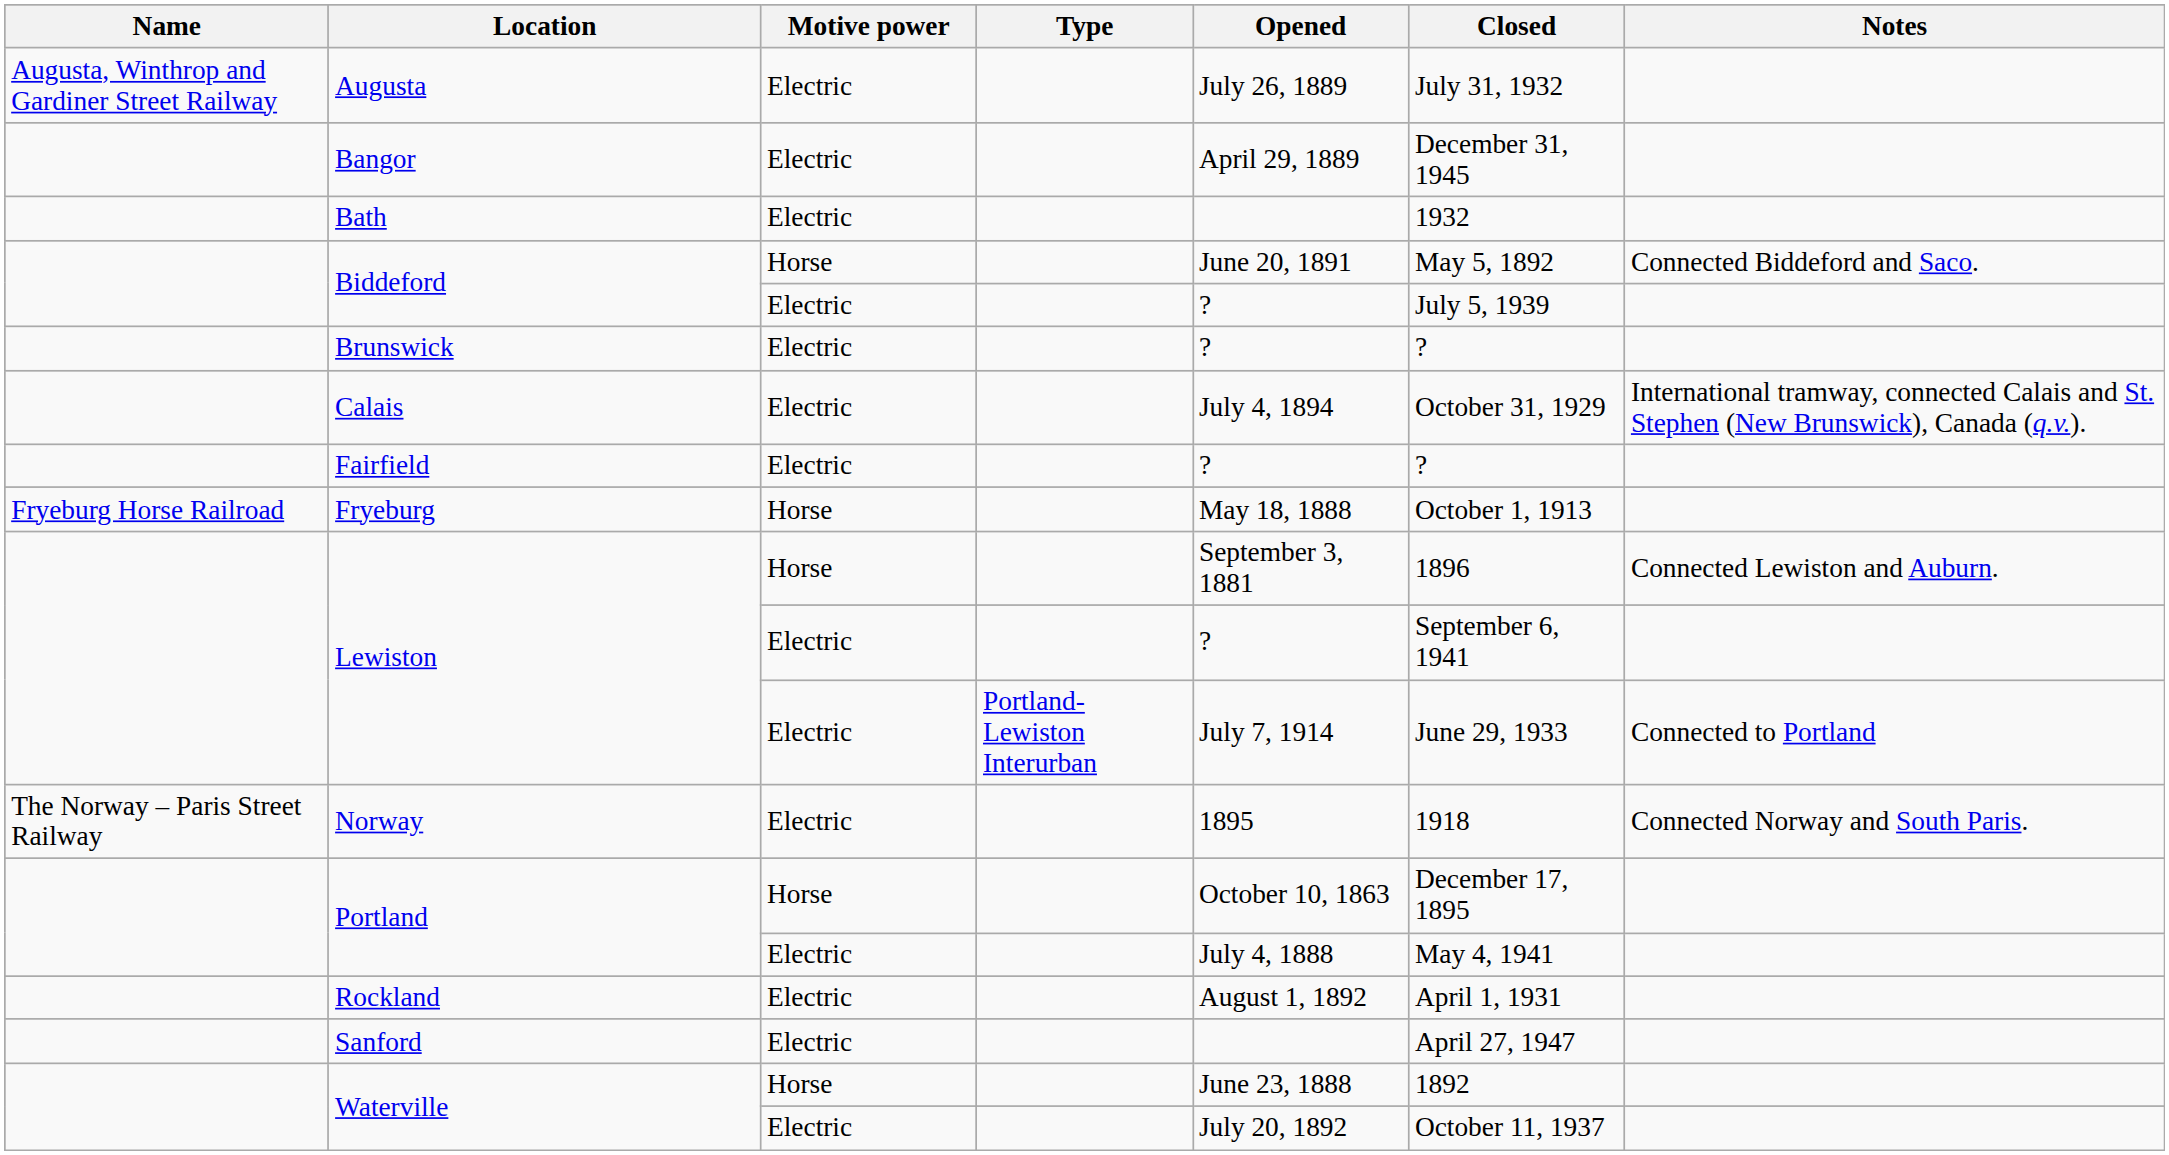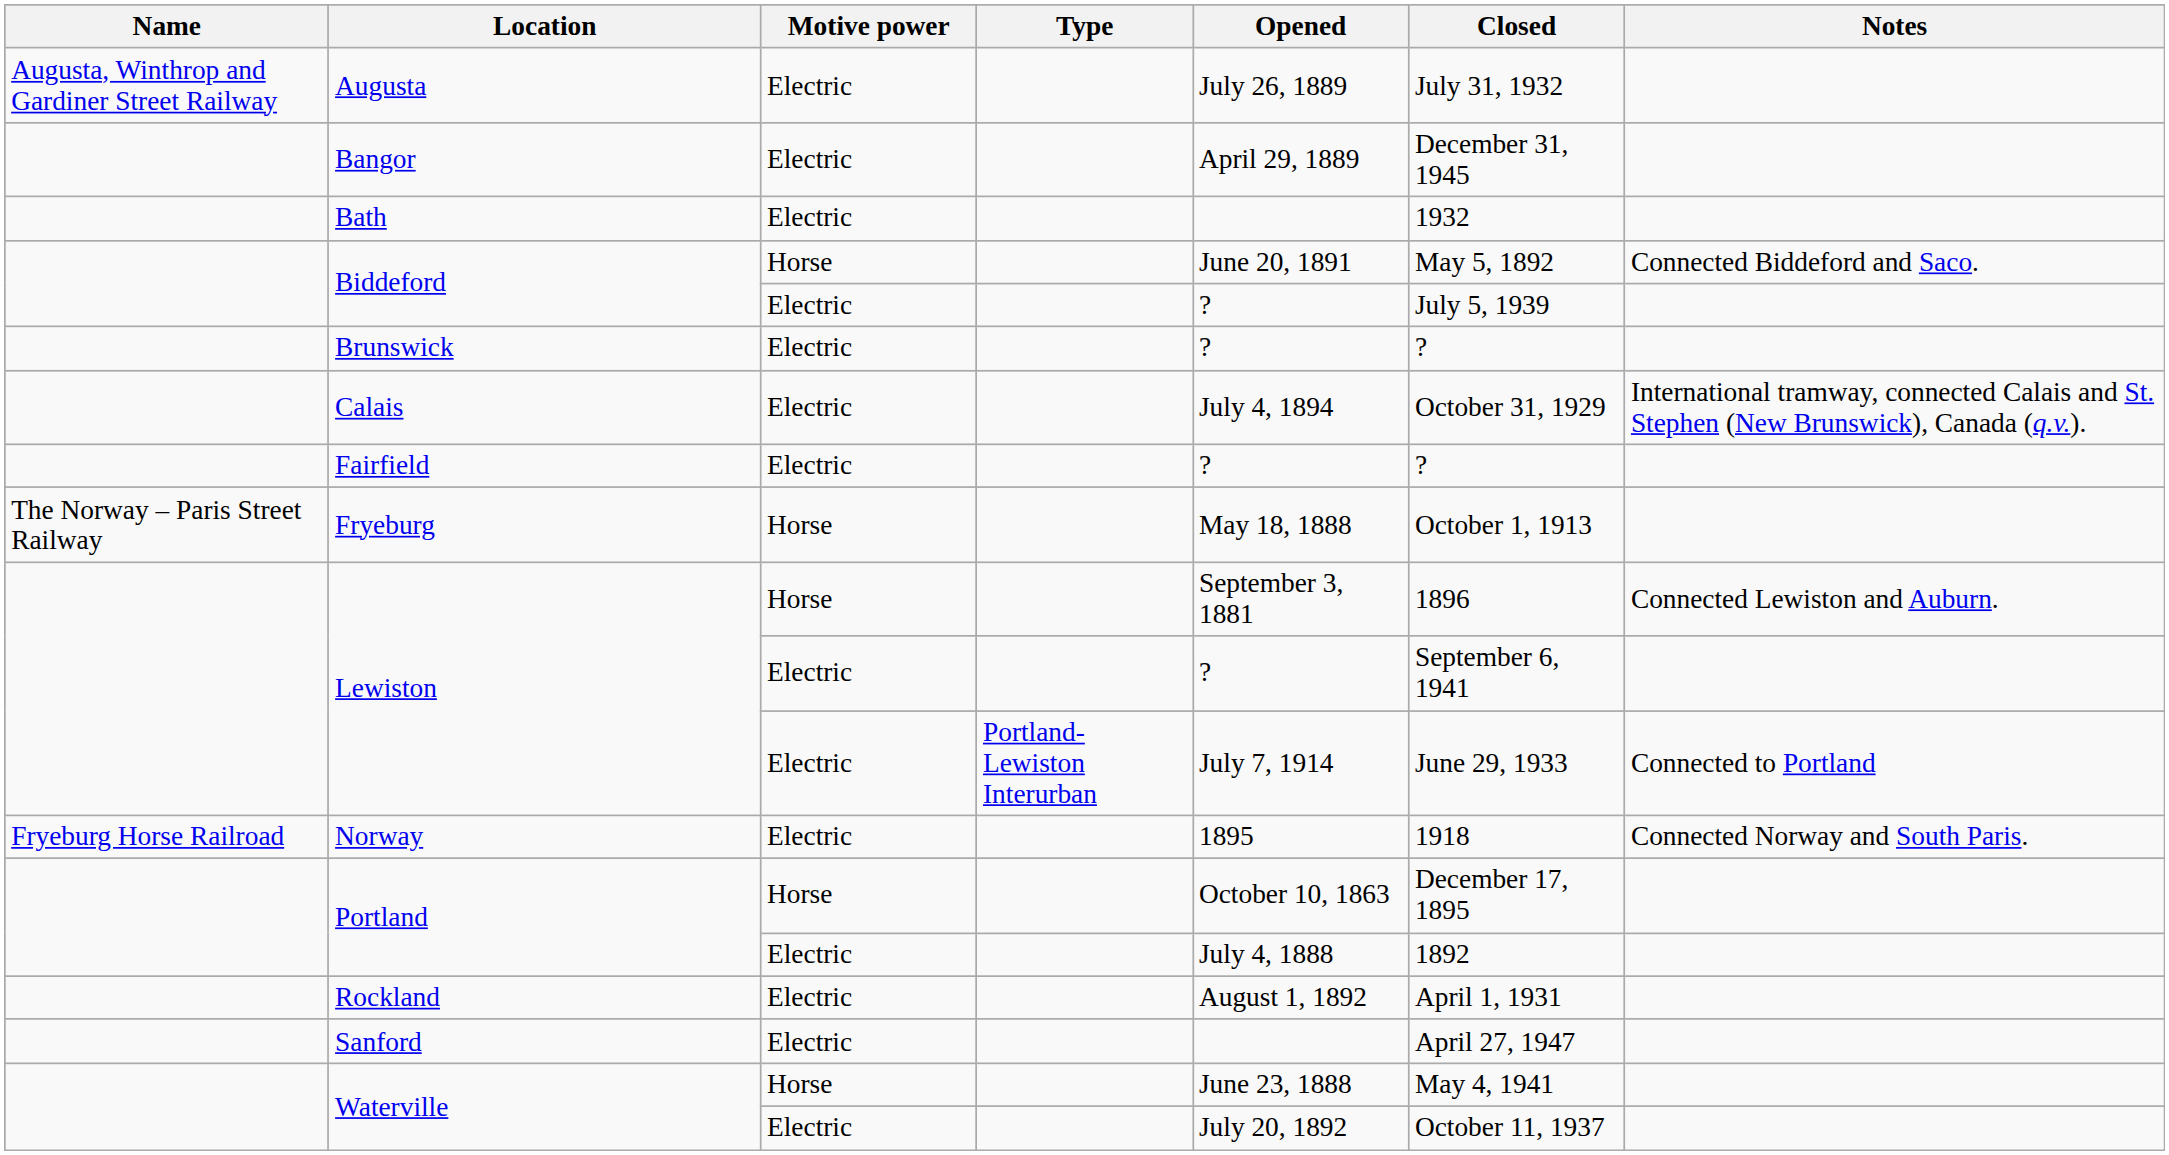(148, 509) Fryeburg Horse Railroad -> (156, 524) The Norway – Paris Street Railway
(156, 821) The Norway – Paris Street Railway -> (148, 836) Fryeburg Horse Railroad
(1484, 954) May 4, 1941 -> (1442, 954) 1892
(1442, 1084) 1892 -> (1484, 1084) May 4, 1941
